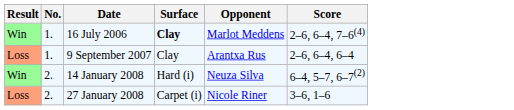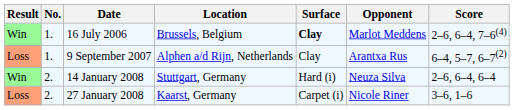+ column: (225, 13)
(322, 54) 2–6, 6–4, 6–4 -> (469, 55) 6–4, 5–7, 6–7(2)
(327, 74) 6–4, 5–7, 6–7(2) -> (463, 76) 2–6, 6–4, 6–4
